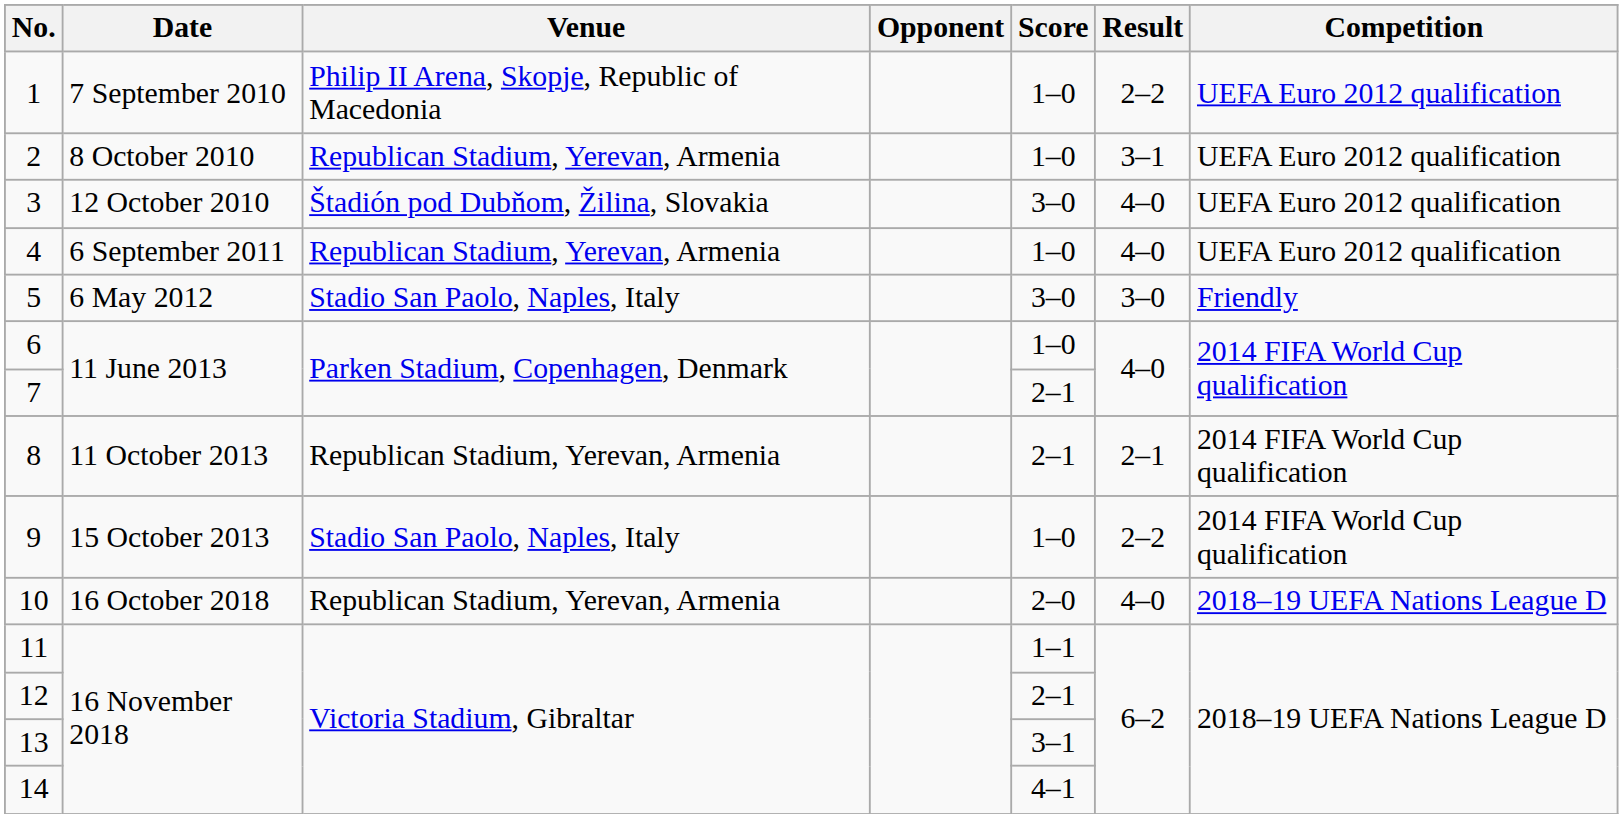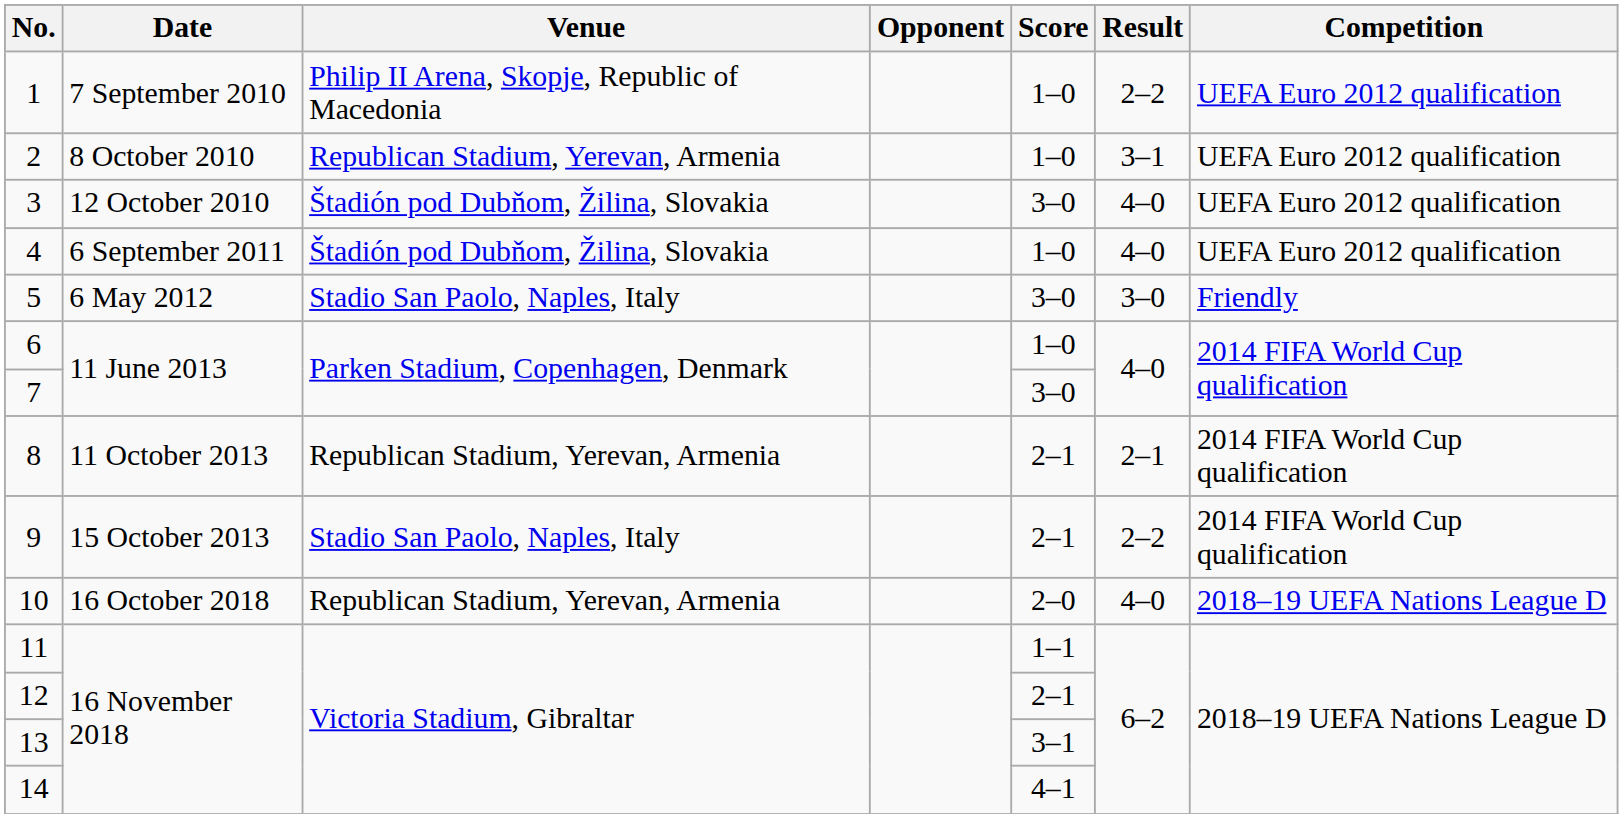(545, 250) Republican Stadium, Yerevan, Armenia -> (539, 250) Štadión pod Dubňom, Žilina, Slovakia
(1053, 391) 2–1 -> (1053, 391) 3–0
(1053, 536) 1–0 -> (1053, 536) 2–1
